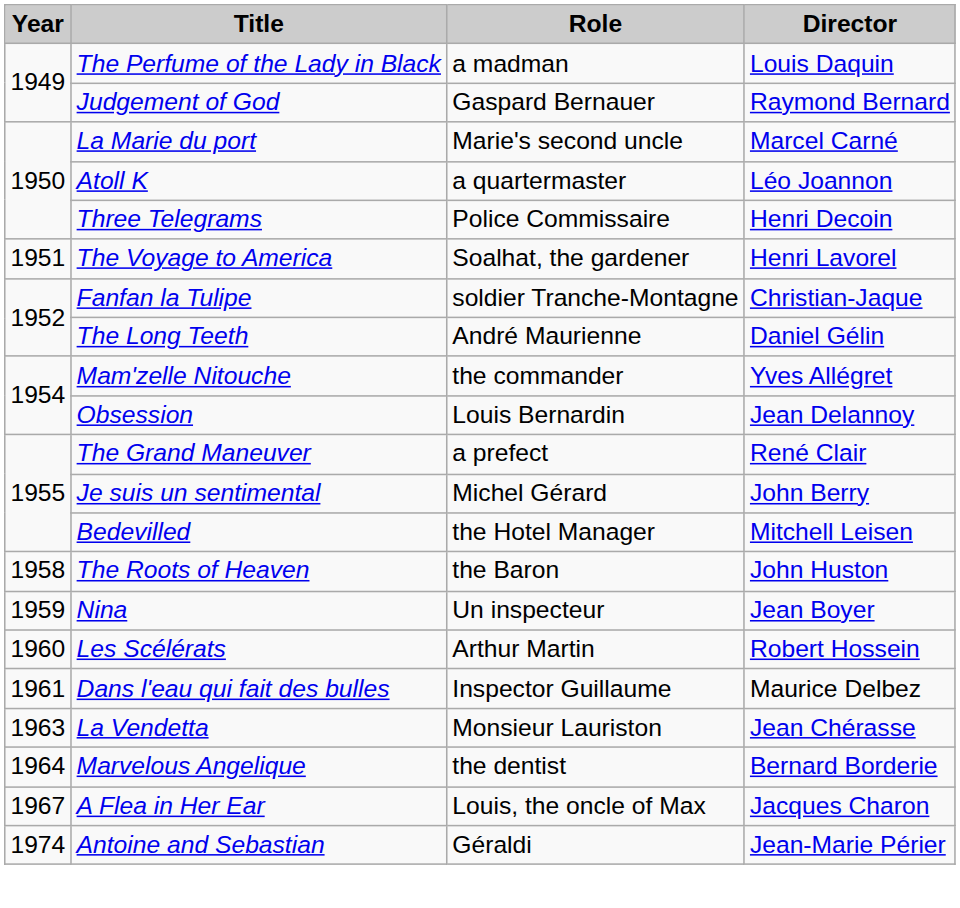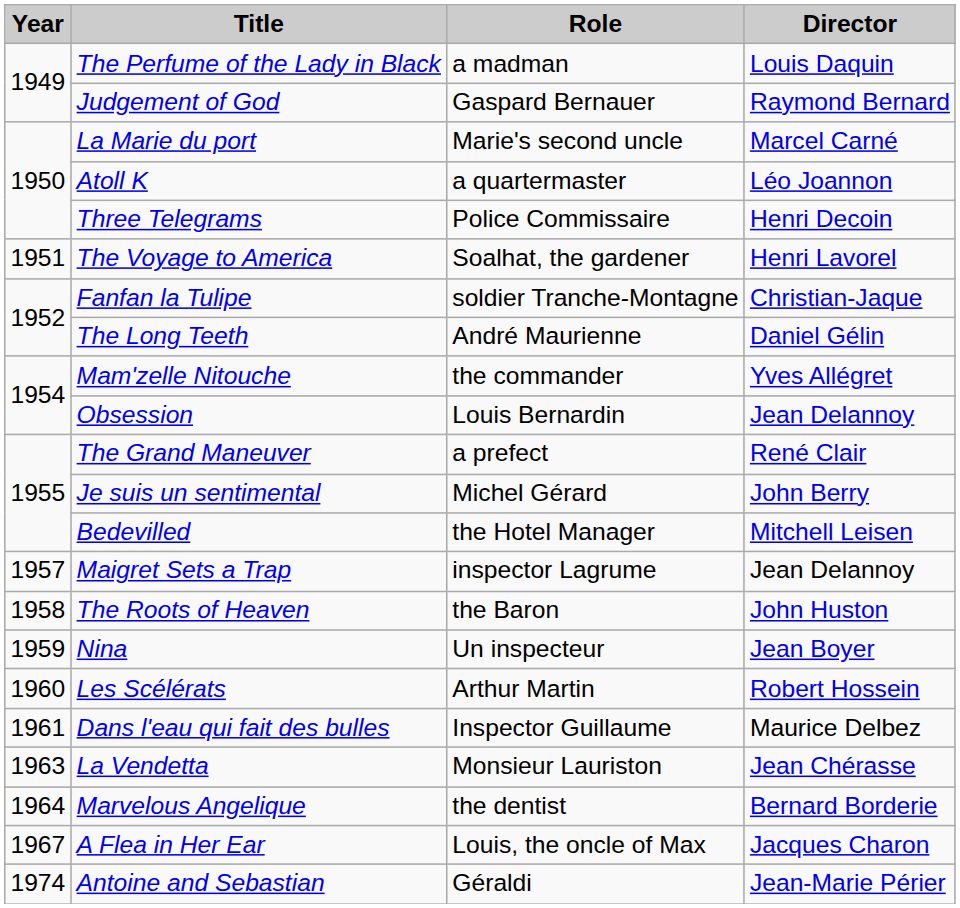+ row: (184, 571)
